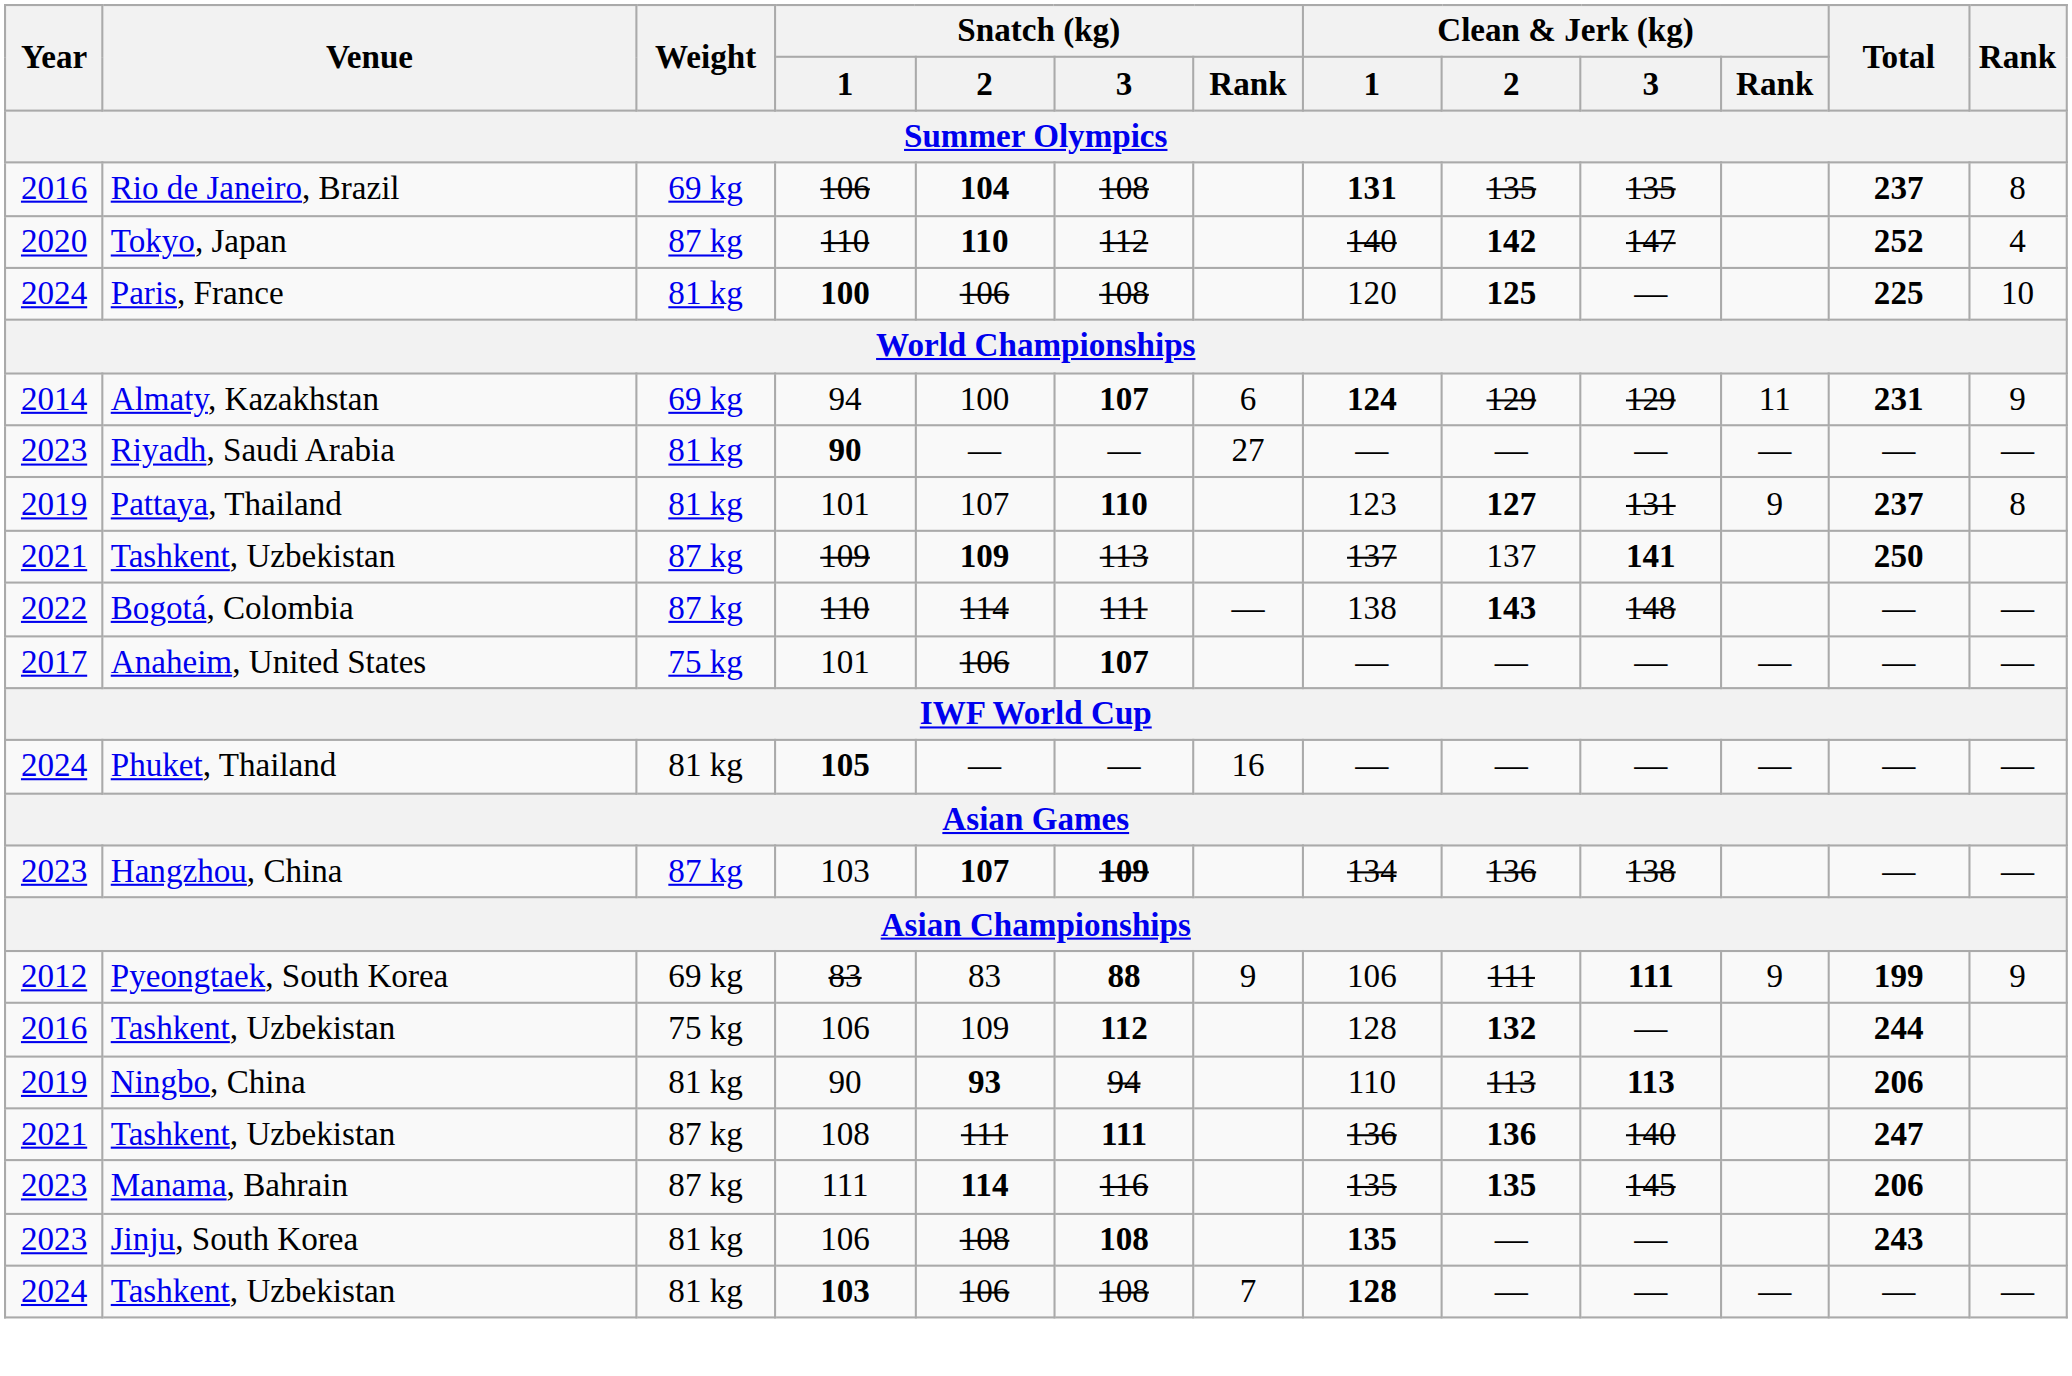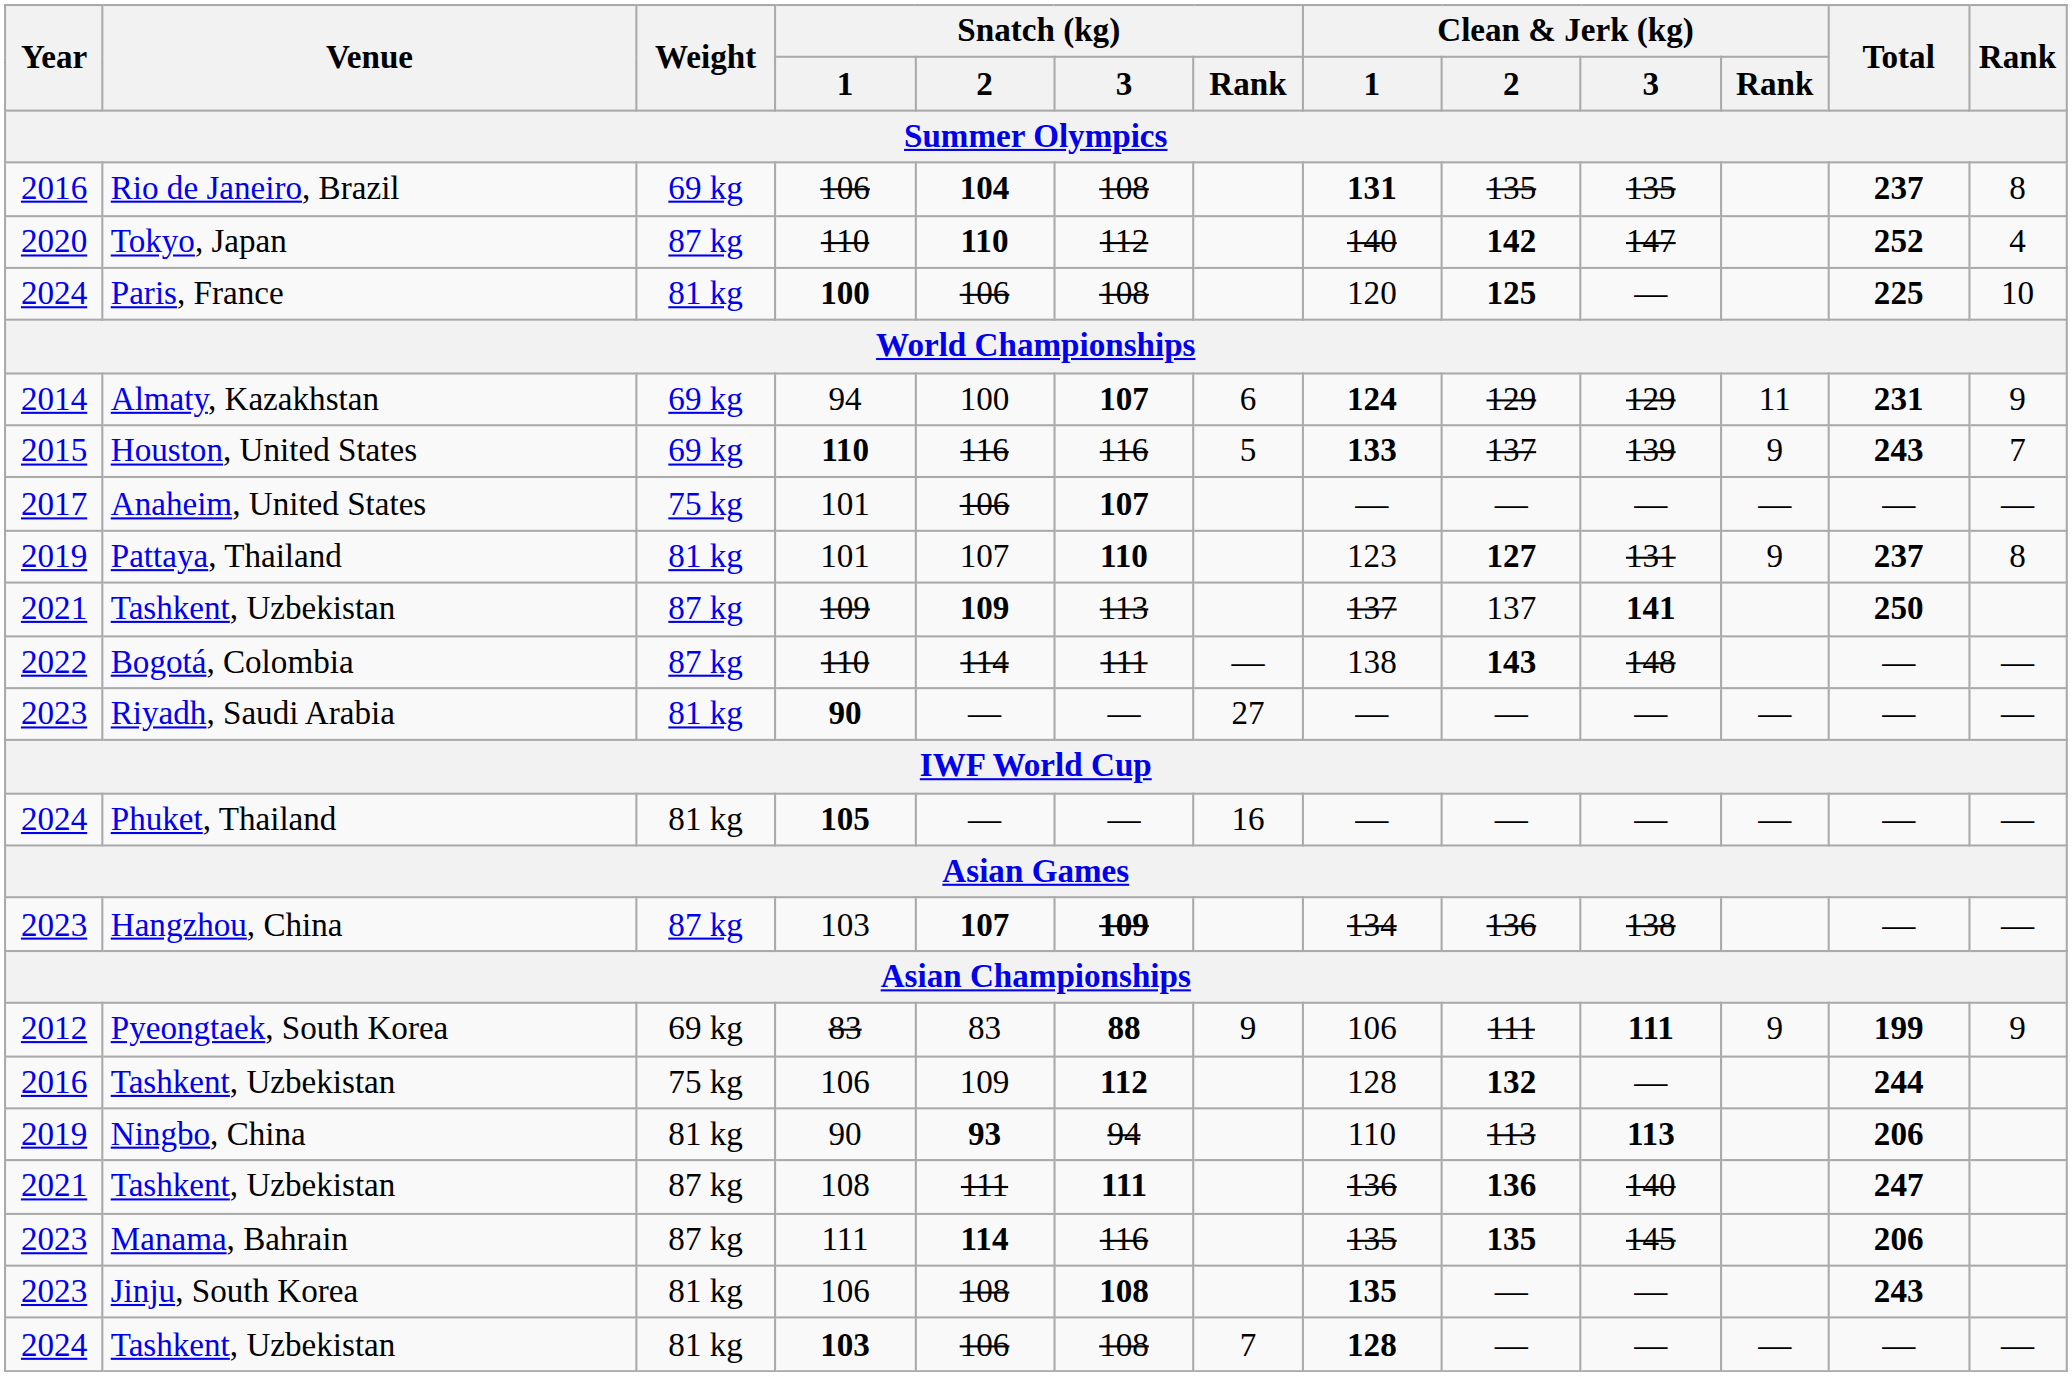+ row: (264, 450)
rows swapped: (268, 661) <-> (253, 450)
